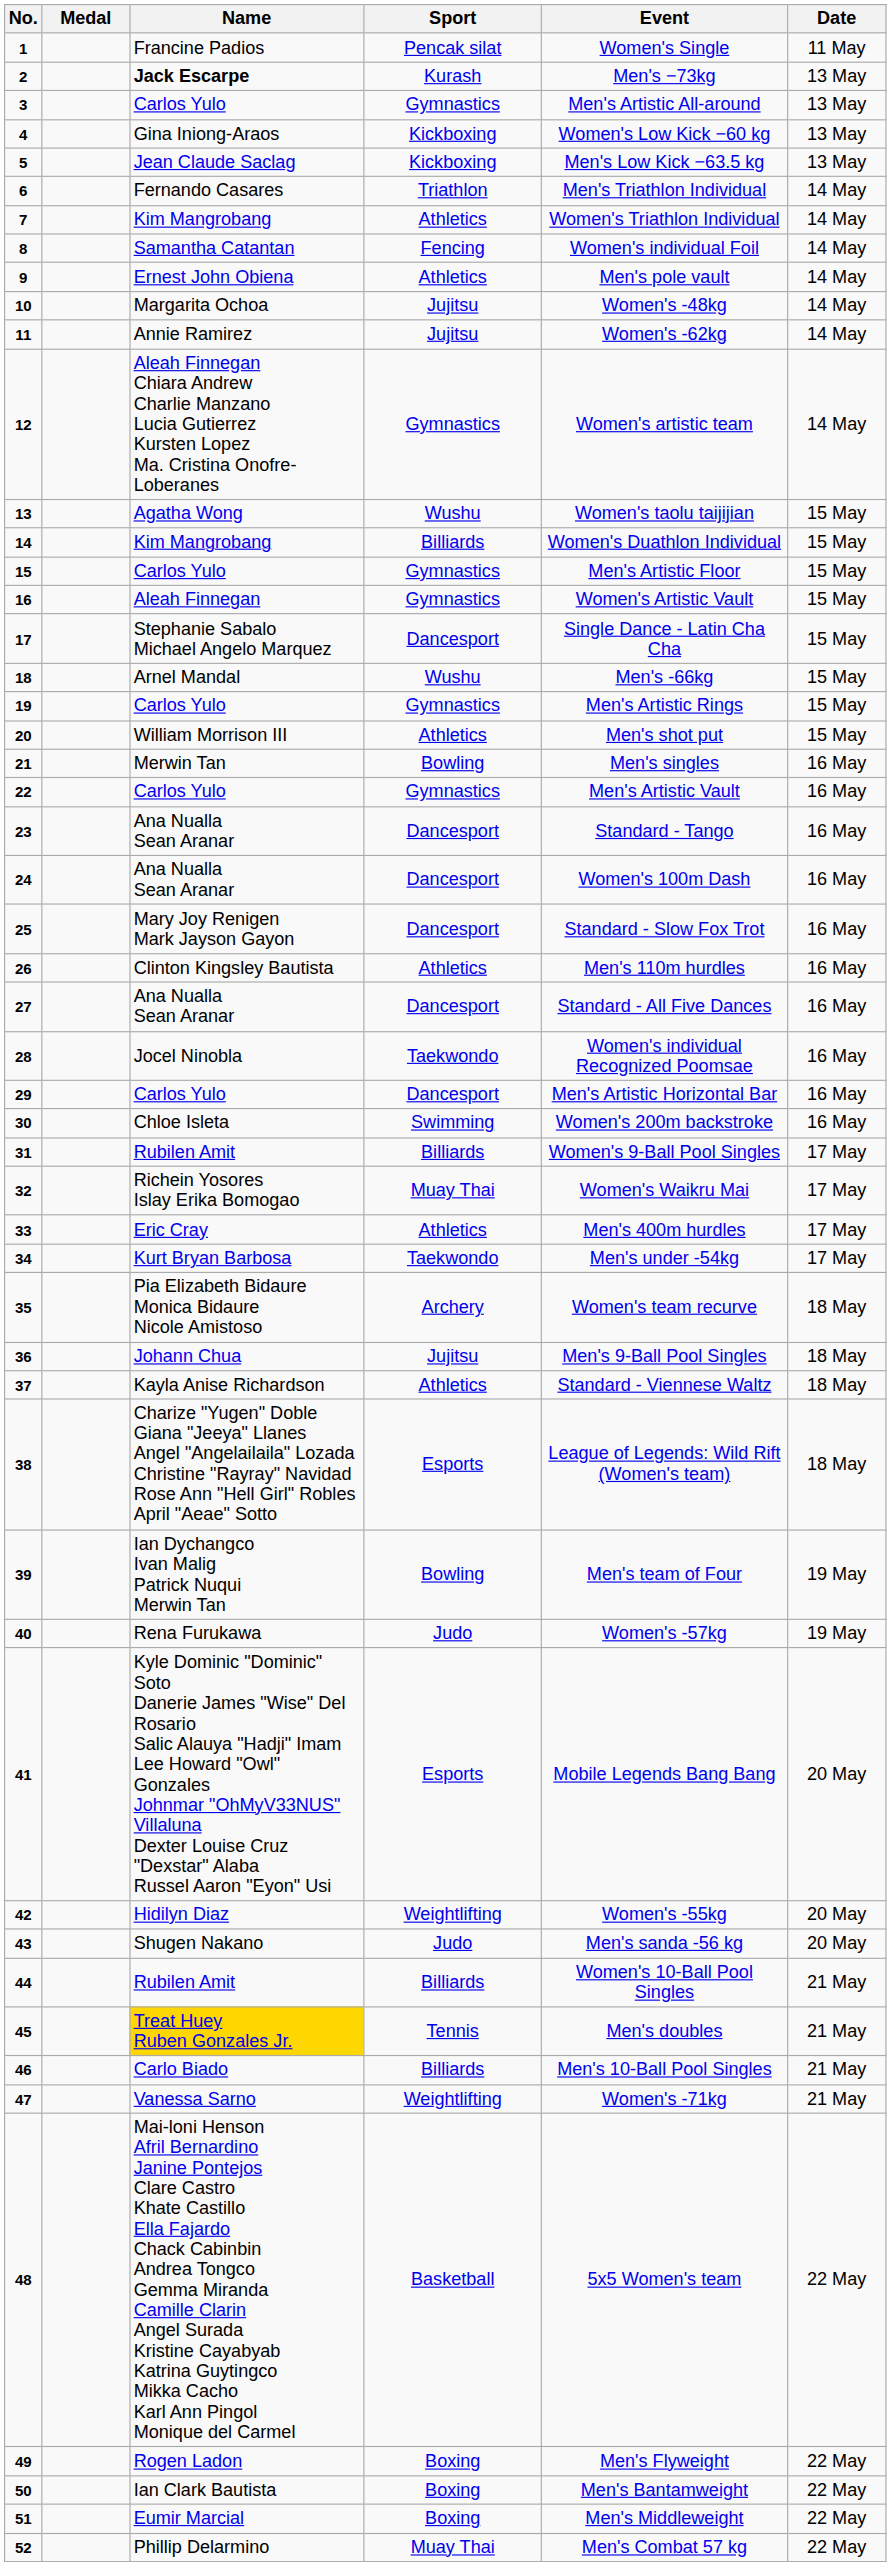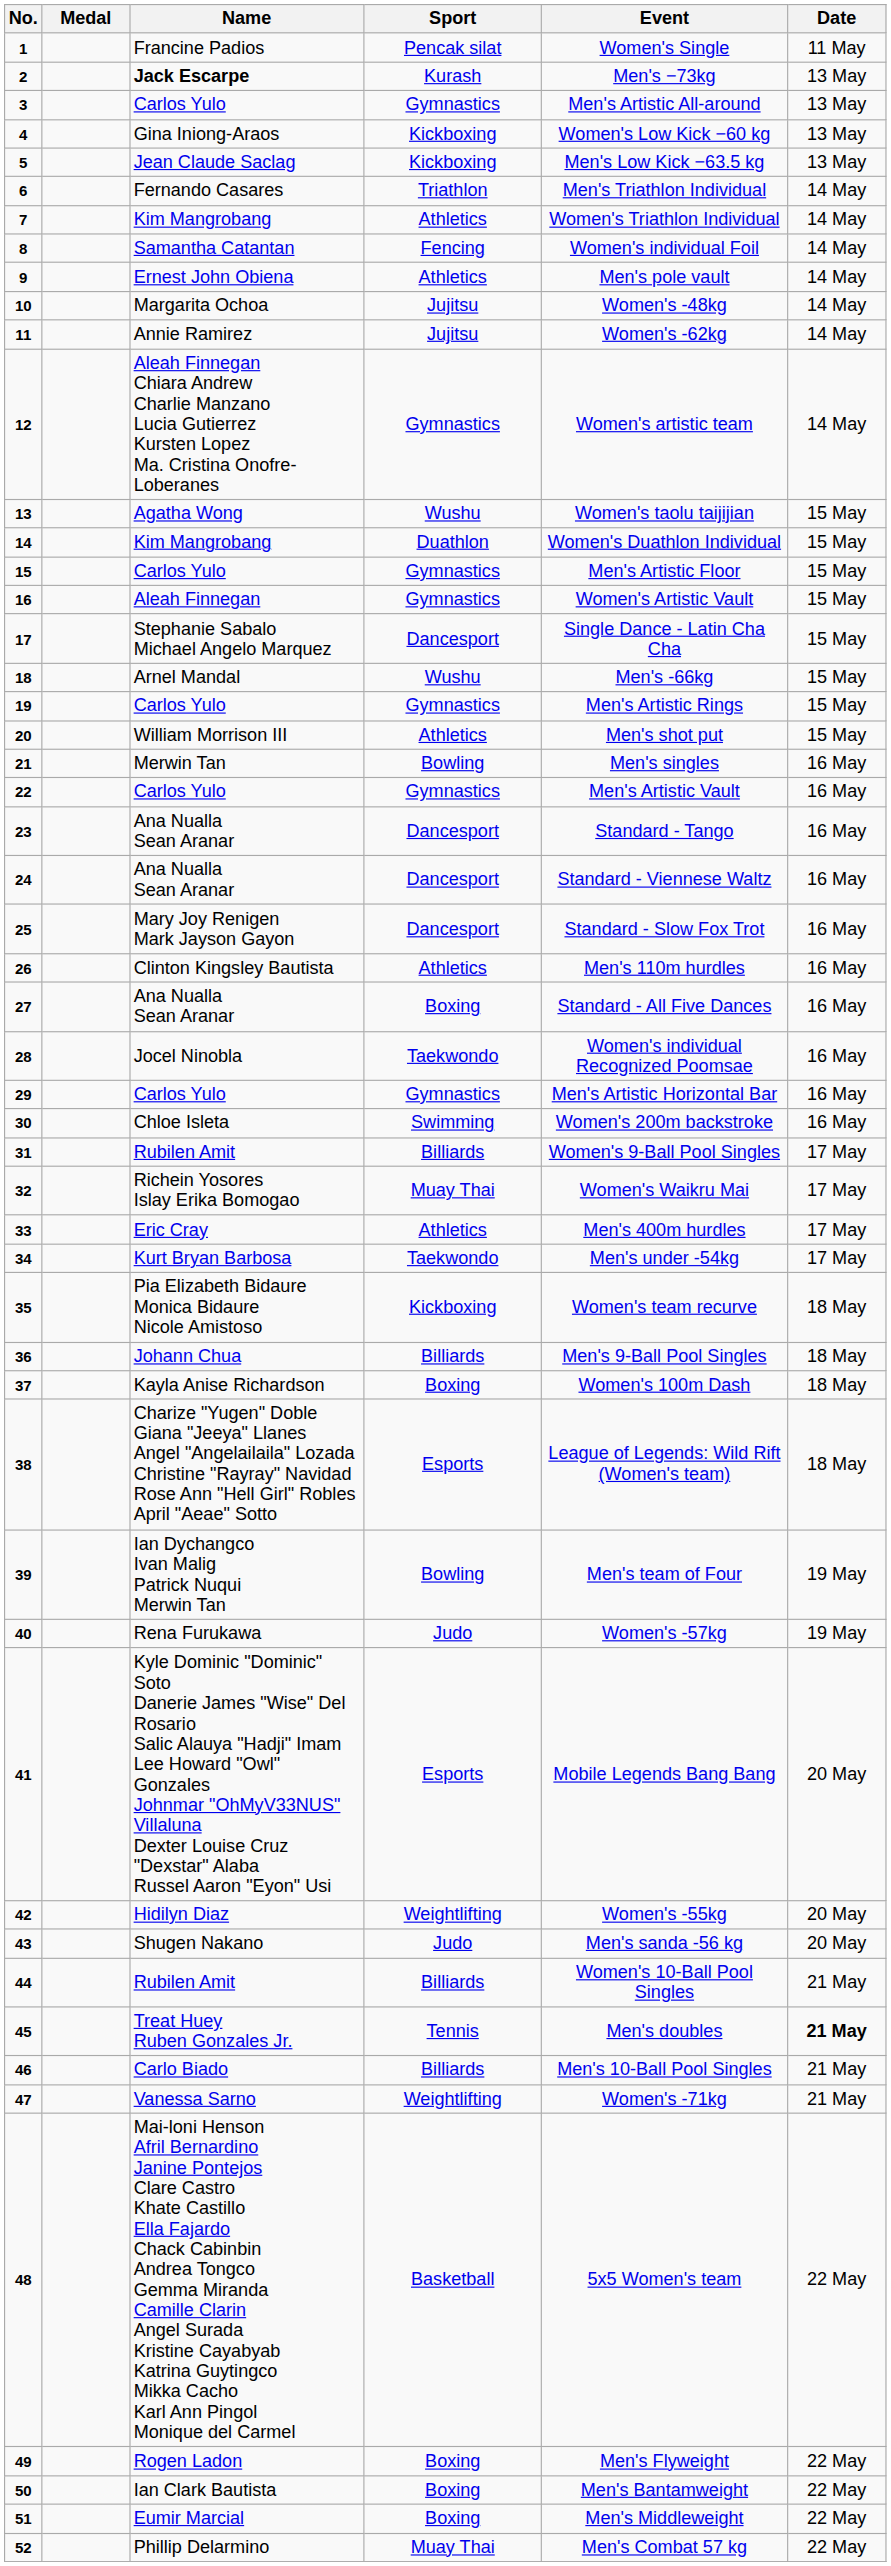(453, 542) Billiards -> (453, 542) Duathlon
(664, 879) Women's 100m Dash -> (664, 879) Standard - Viennese Waltz
(453, 1006) Dancesport -> (453, 1006) Boxing
(453, 1094) Dancesport -> (453, 1094) Gymnastics
(453, 1307) Archery -> (453, 1307) Kickboxing
(453, 1356) Jujitsu -> (453, 1356) Billiards
(453, 1384) Athletics -> (453, 1384) Boxing
(664, 1384) Standard - Viennese Waltz -> (664, 1384) Women's 100m Dash
(213, 2031) gold background -> (213, 2031) no background
(837, 2031) normal -> (837, 2031) bold
